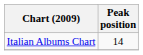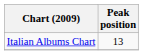(118, 41) 14 -> (118, 41) 13
